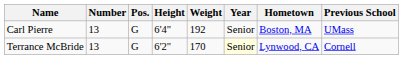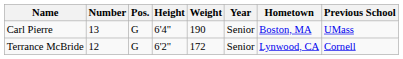(198, 29) 192 -> (198, 29) 190
(94, 46) 13 -> (94, 46) 12
(198, 46) 170 -> (198, 46) 172
(241, 46) lightyellow background -> (241, 46) no background
